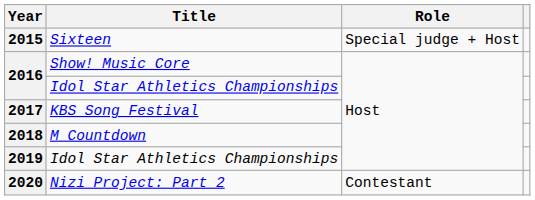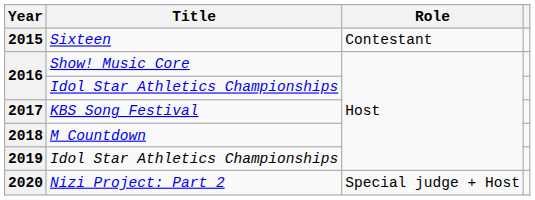(433, 40) Special judge + Host -> (389, 40) Contestant
(389, 183) Contestant -> (433, 183) Special judge + Host
